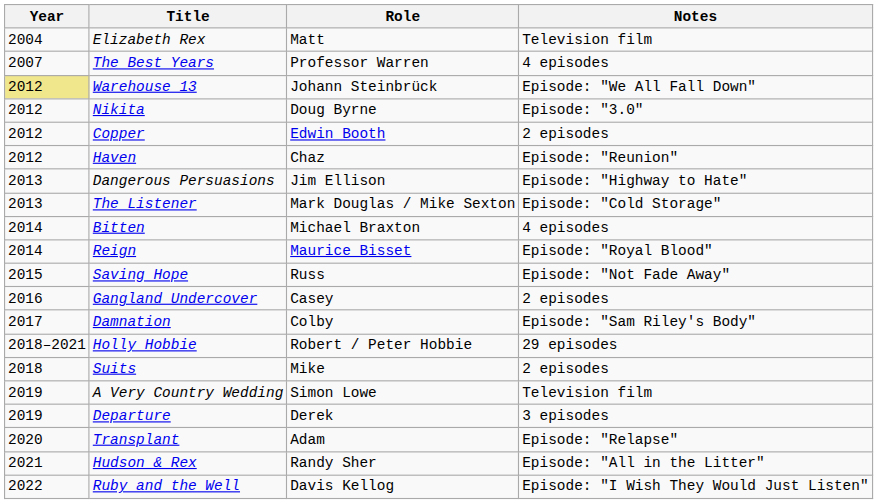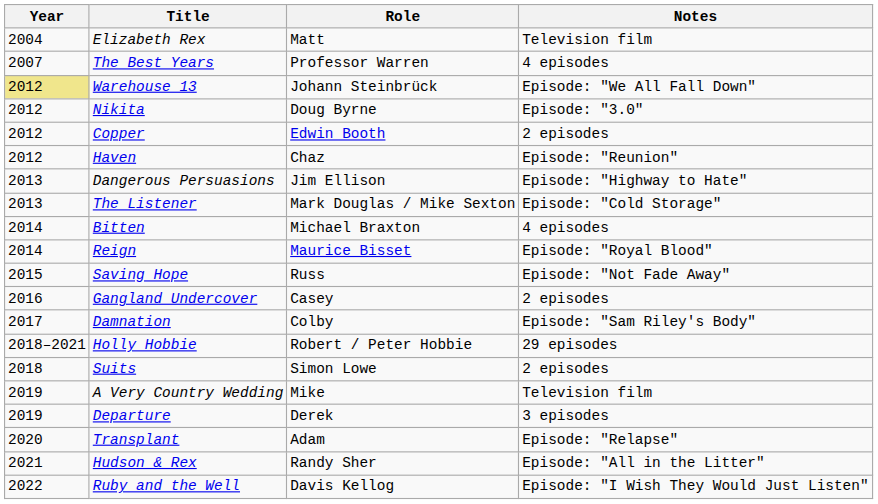(308, 369) Mike -> (333, 369) Simon Lowe
(333, 393) Simon Lowe -> (308, 393) Mike
